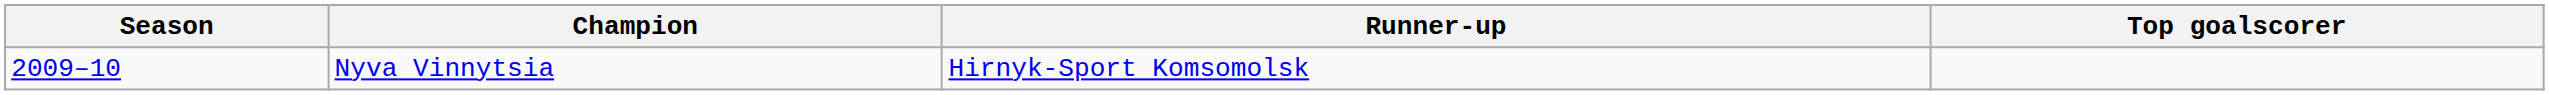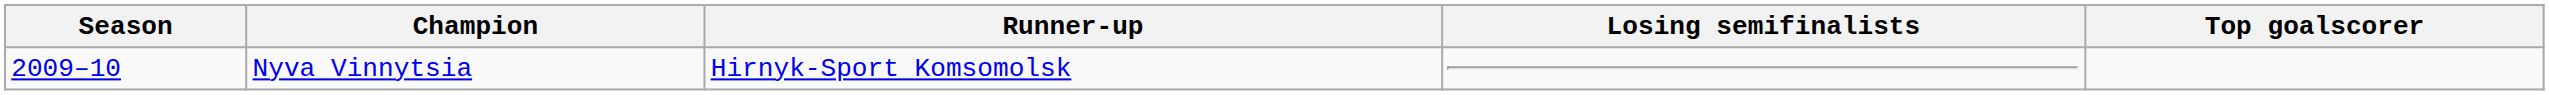+ column: (1763, 26)
